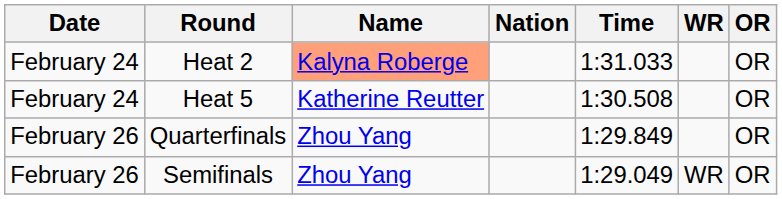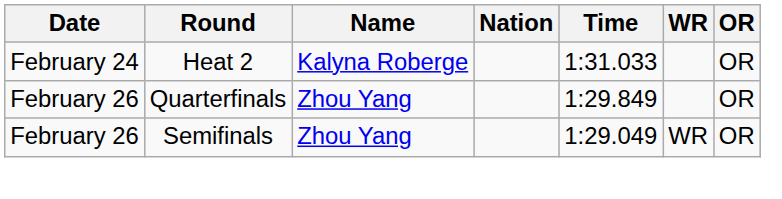(383, 61) lightsalmon background -> (383, 61) no background
- row: (218, 99)
